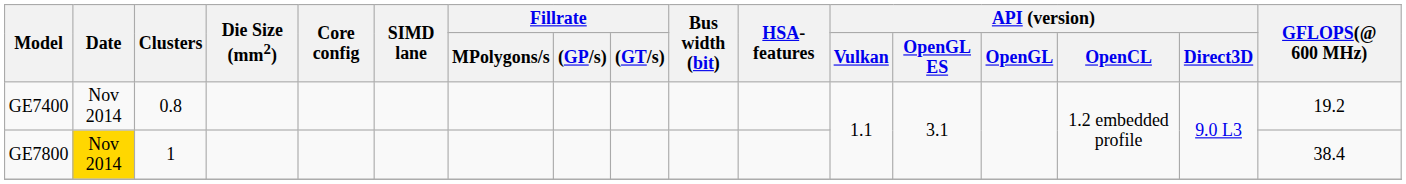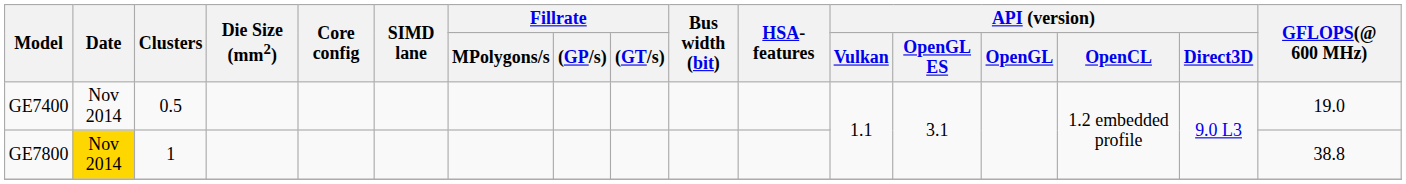(171, 105) 0.8 -> (171, 105) 0.5
(1329, 105) 19.2 -> (1329, 105) 19.0
(1329, 154) 38.4 -> (1329, 154) 38.8
